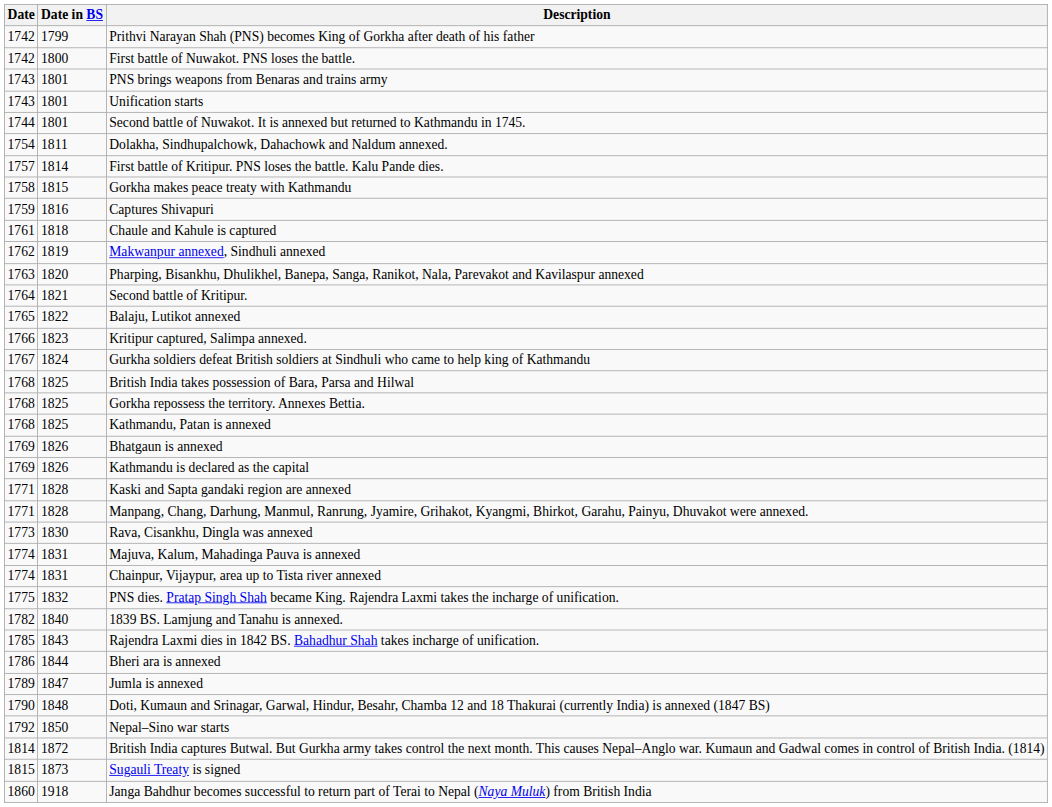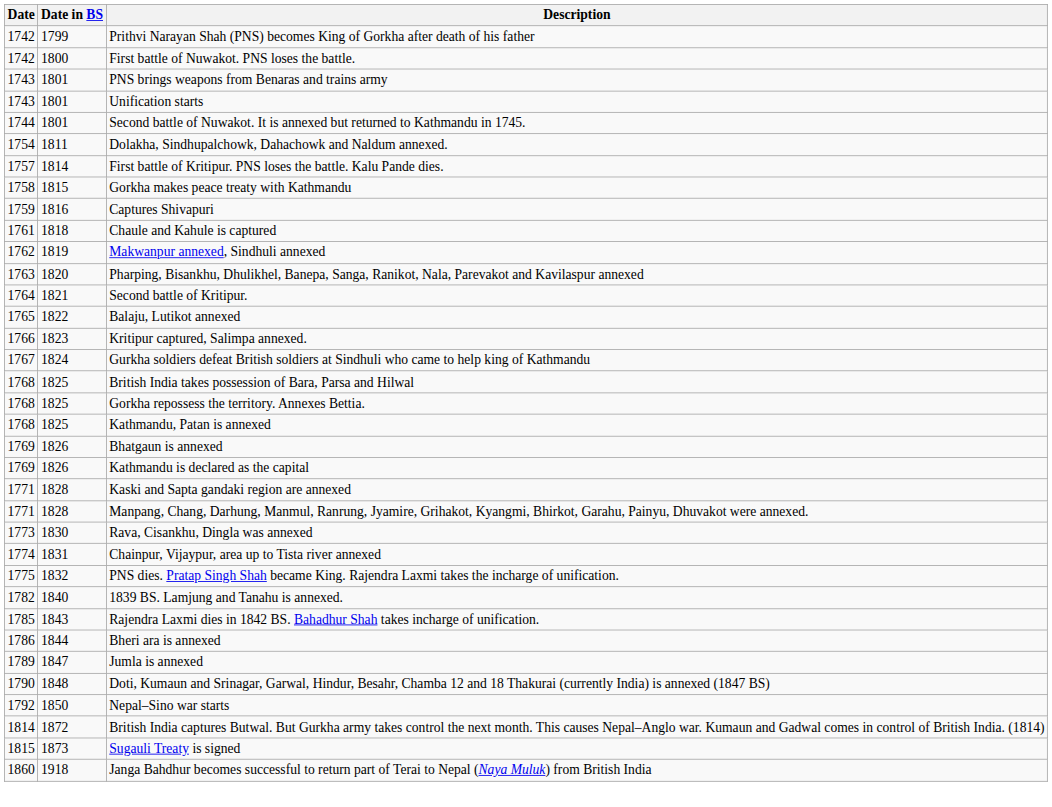- row: (235, 554)
